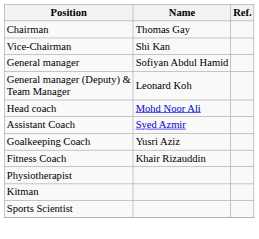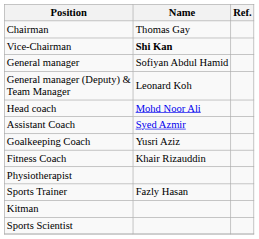(153, 46) normal -> (154, 46) bold
+ row: (37, 192)
